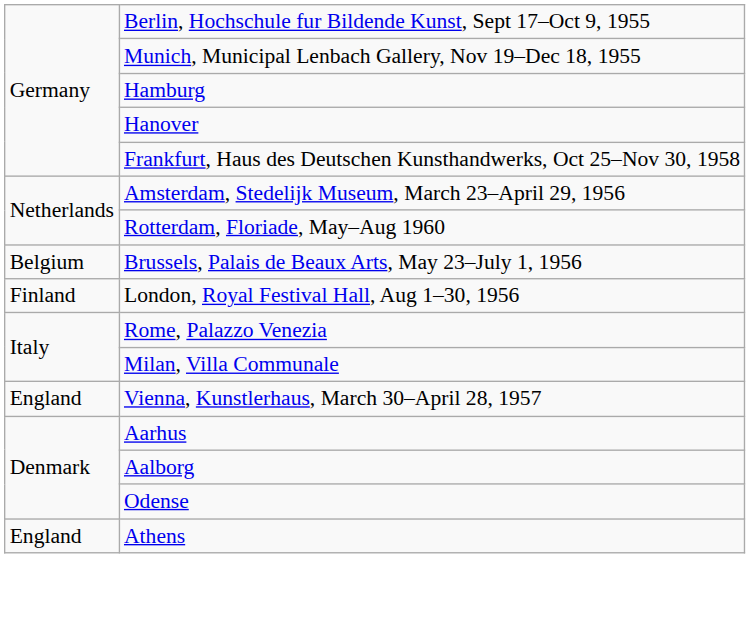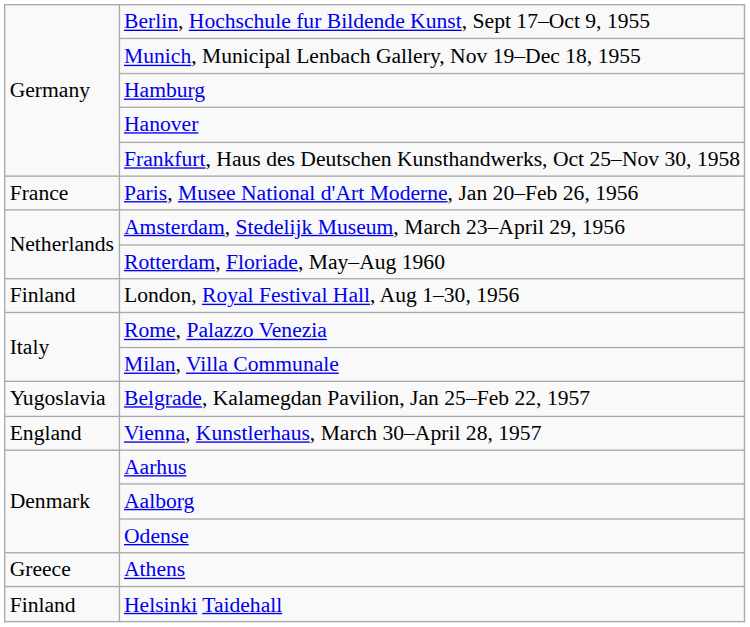+ row: (381, 192)
- row: (353, 261)
+ row: (357, 398)
(46, 535) England -> (40, 569) Greece
+ row: (203, 603)
